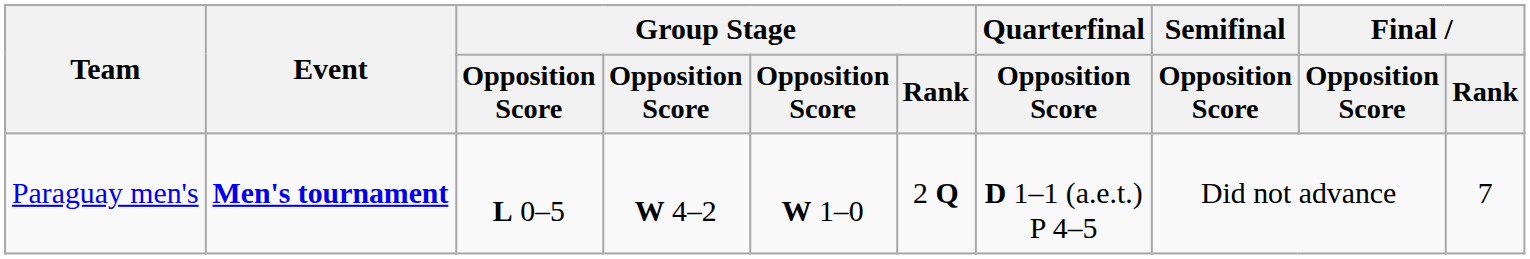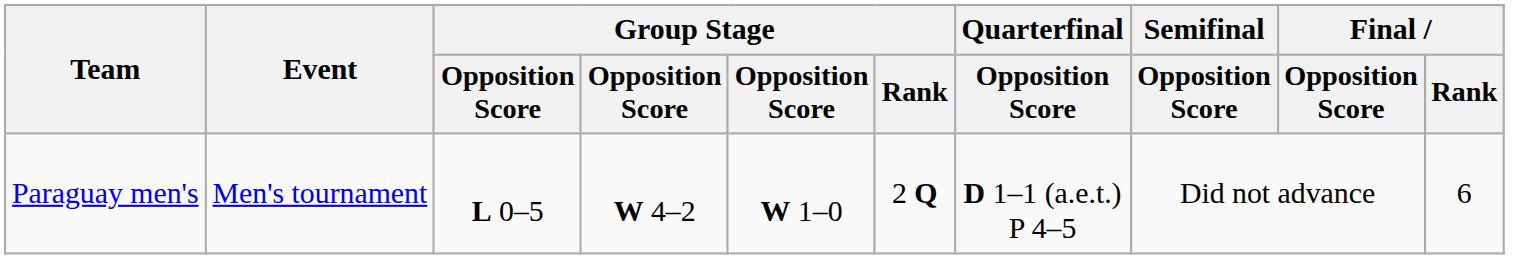(330, 193) bold -> (320, 193) normal
(1485, 193) 7 -> (1464, 193) 6
